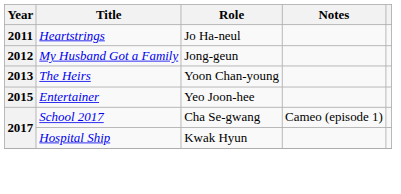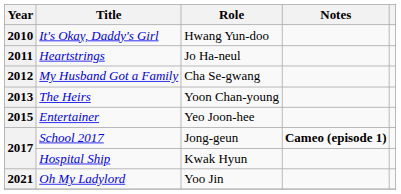+ row: (99, 35)
(211, 55) Jong-geun -> (222, 76) Cha Se-gwang
(222, 117) Cha Se-gwang -> (211, 138) Jong-geun
(334, 117) normal -> (336, 138) bold
+ row: (82, 179)
